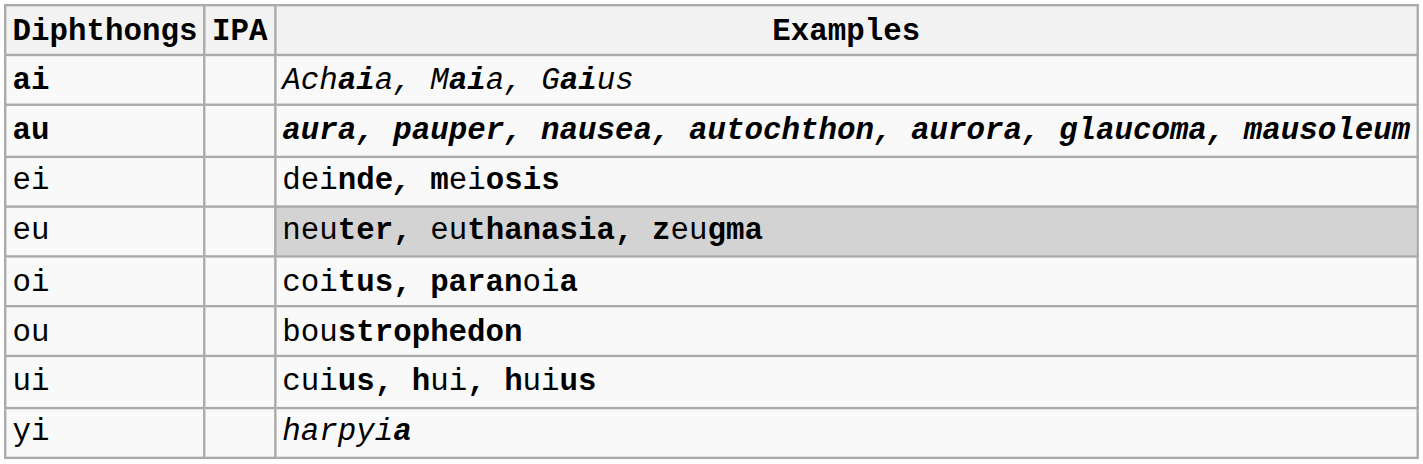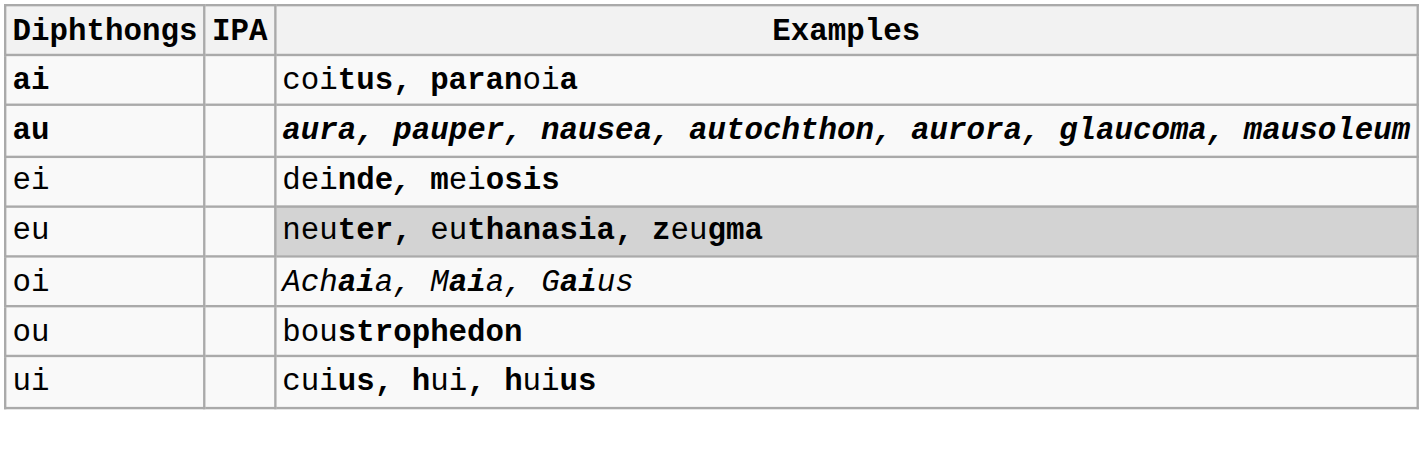(458, 81) Achaia, Maia, Gaius -> (430, 81) coitus, paranoia
(430, 281) coitus, paranoia -> (458, 281) Achaia, Maia, Gaius
- row: (31, 432)
